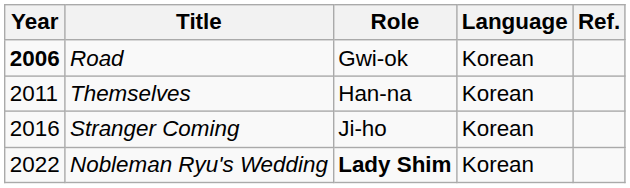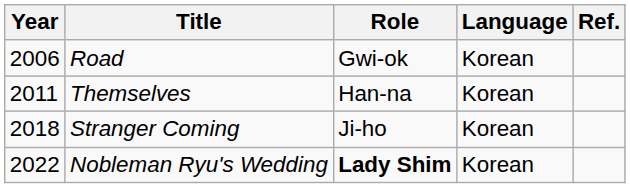(35, 57) bold -> (35, 57) normal
(35, 128) 2016 -> (35, 128) 2018
